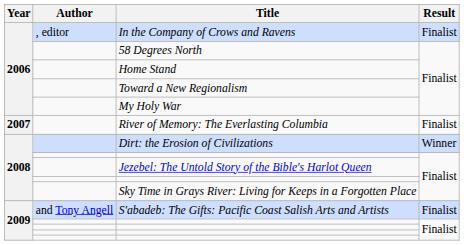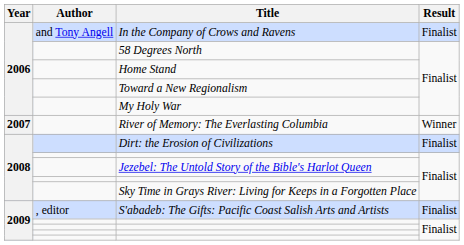(52, 32) , editor -> (75, 32) and Tony Angell
(439, 124) Finalist -> (439, 124) Winner
(439, 143) Winner -> (439, 143) Finalist
(75, 209) and Tony Angell -> (52, 209) , editor
